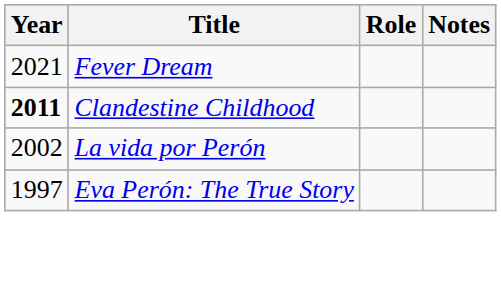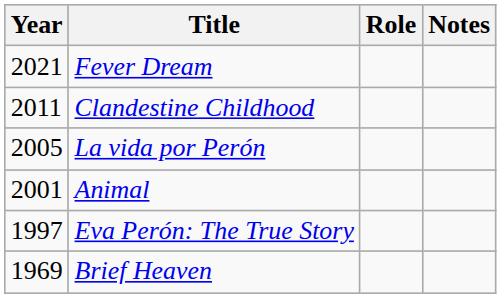(36, 107) bold -> (36, 107) normal
(37, 148) 2002 -> (37, 148) 2005
+ row: (112, 189)
+ row: (143, 271)
